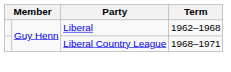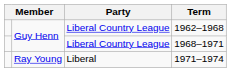(78, 28) Liberal -> (118, 28) Liberal Country League
+ row: (199, 59)
